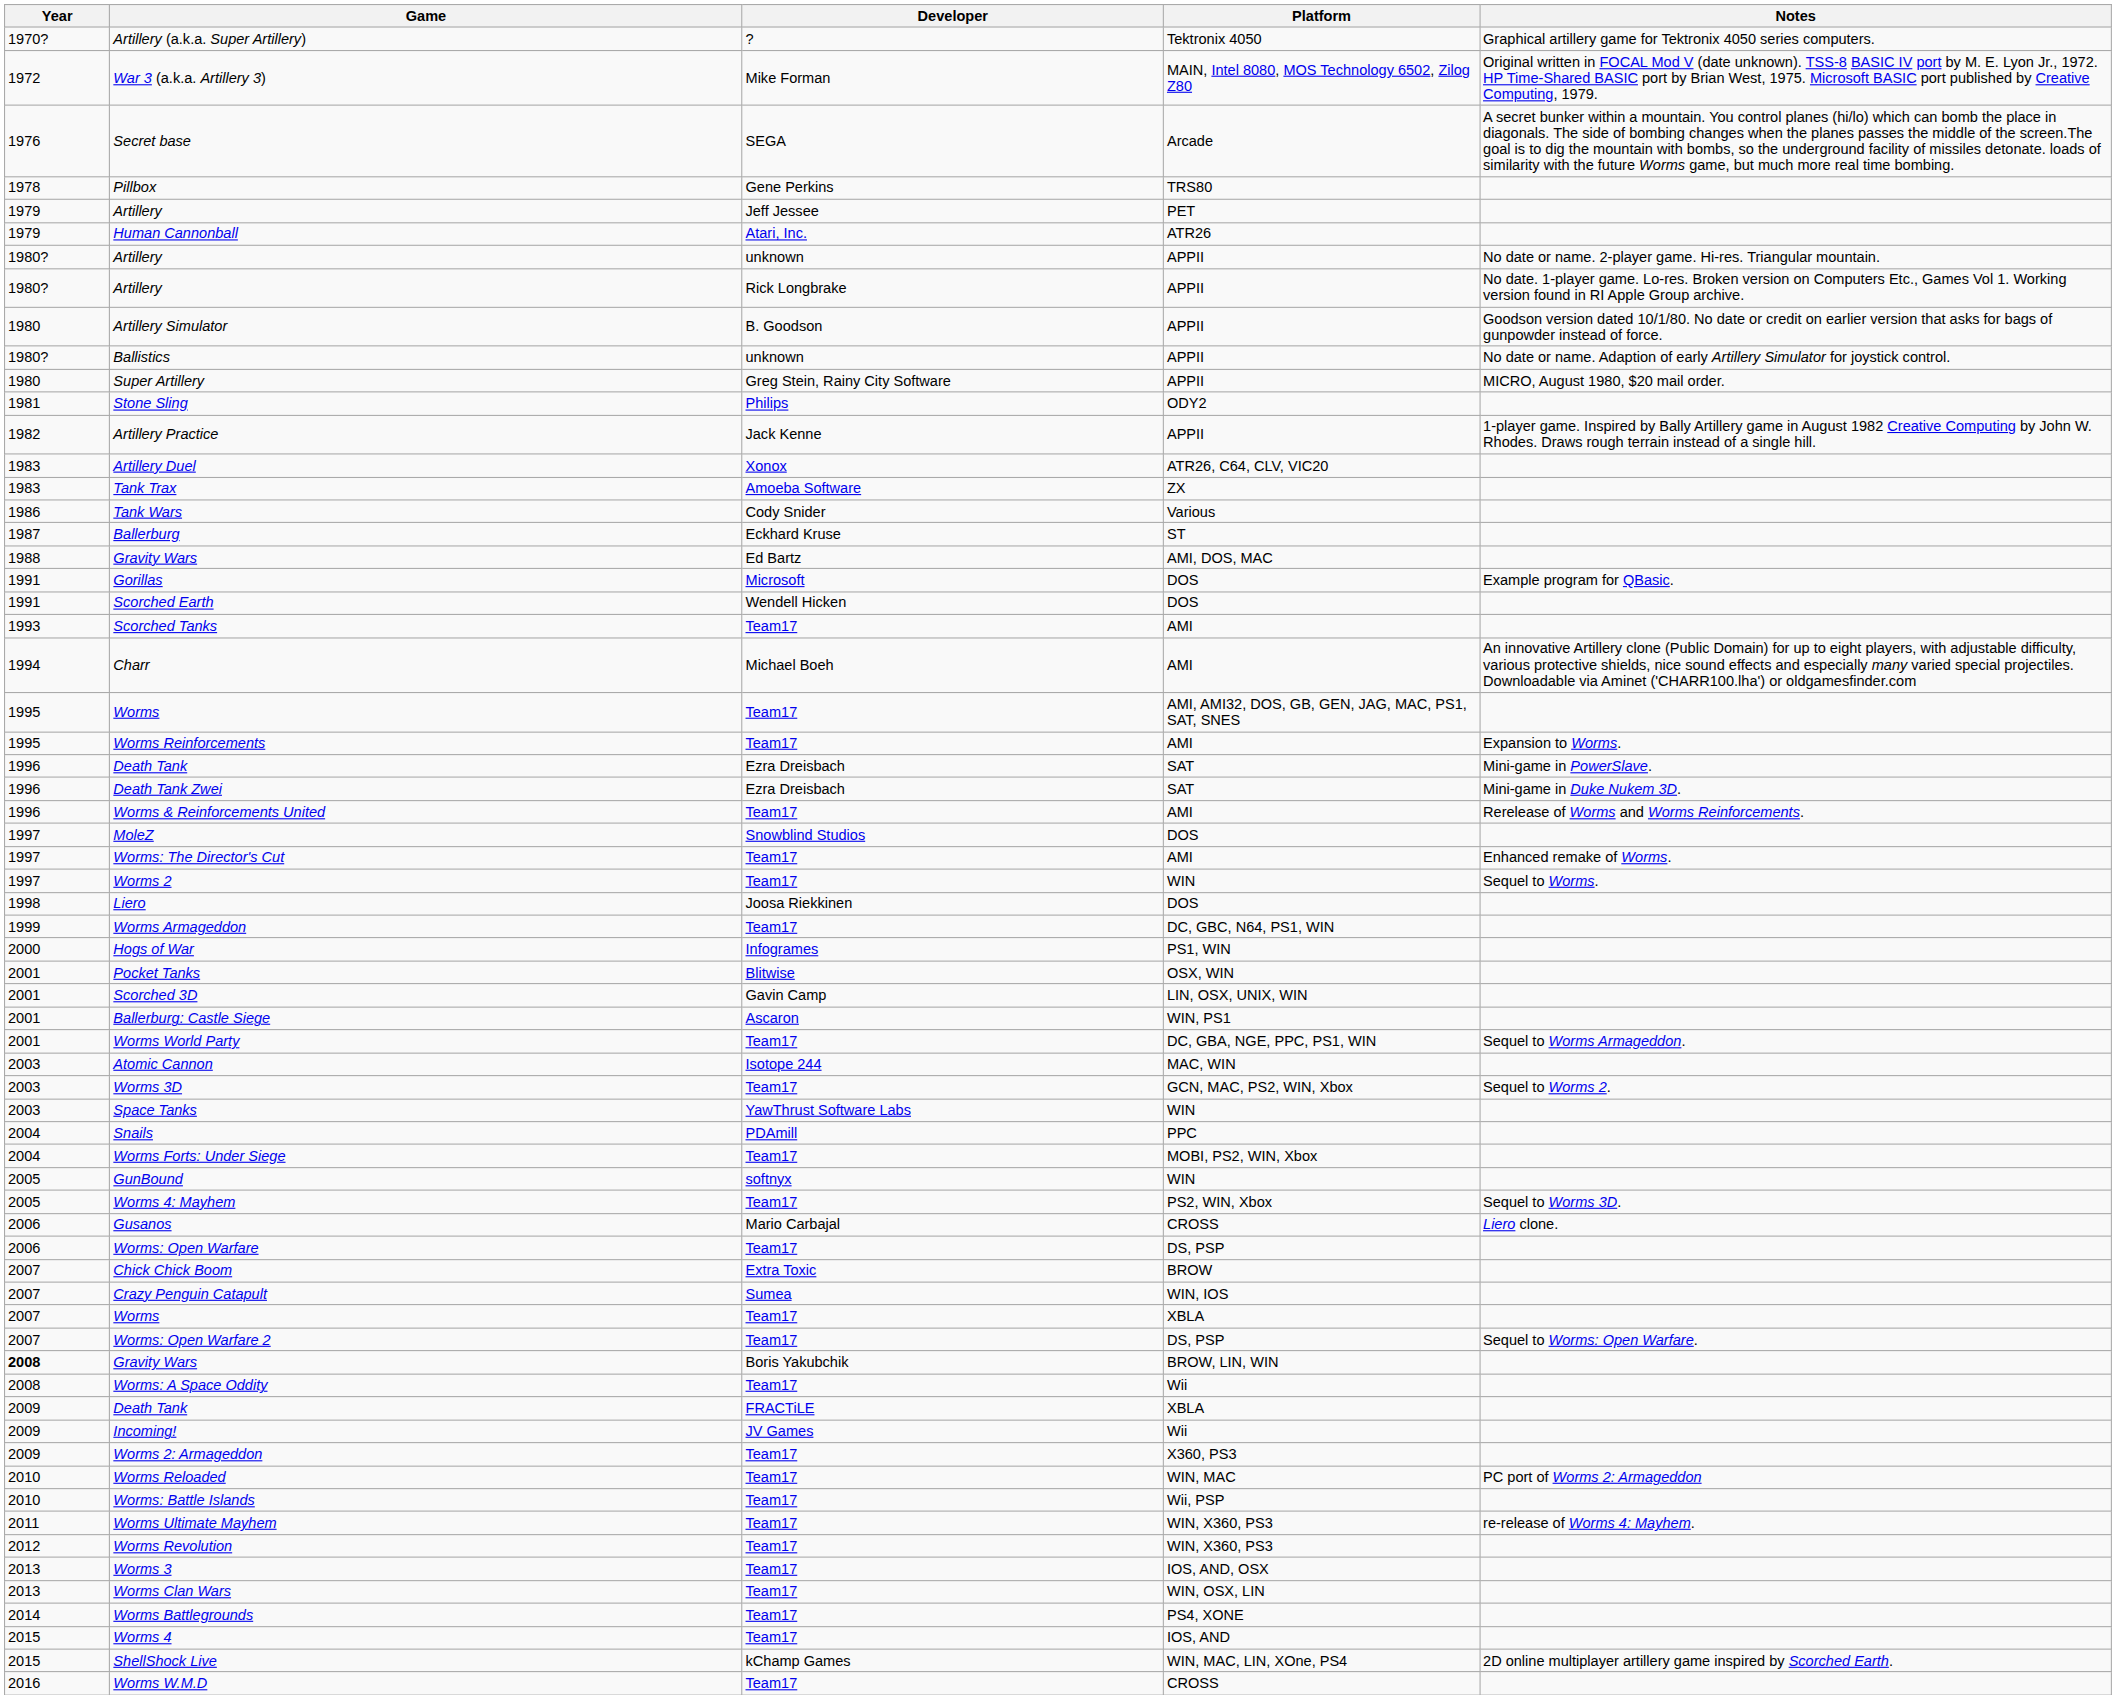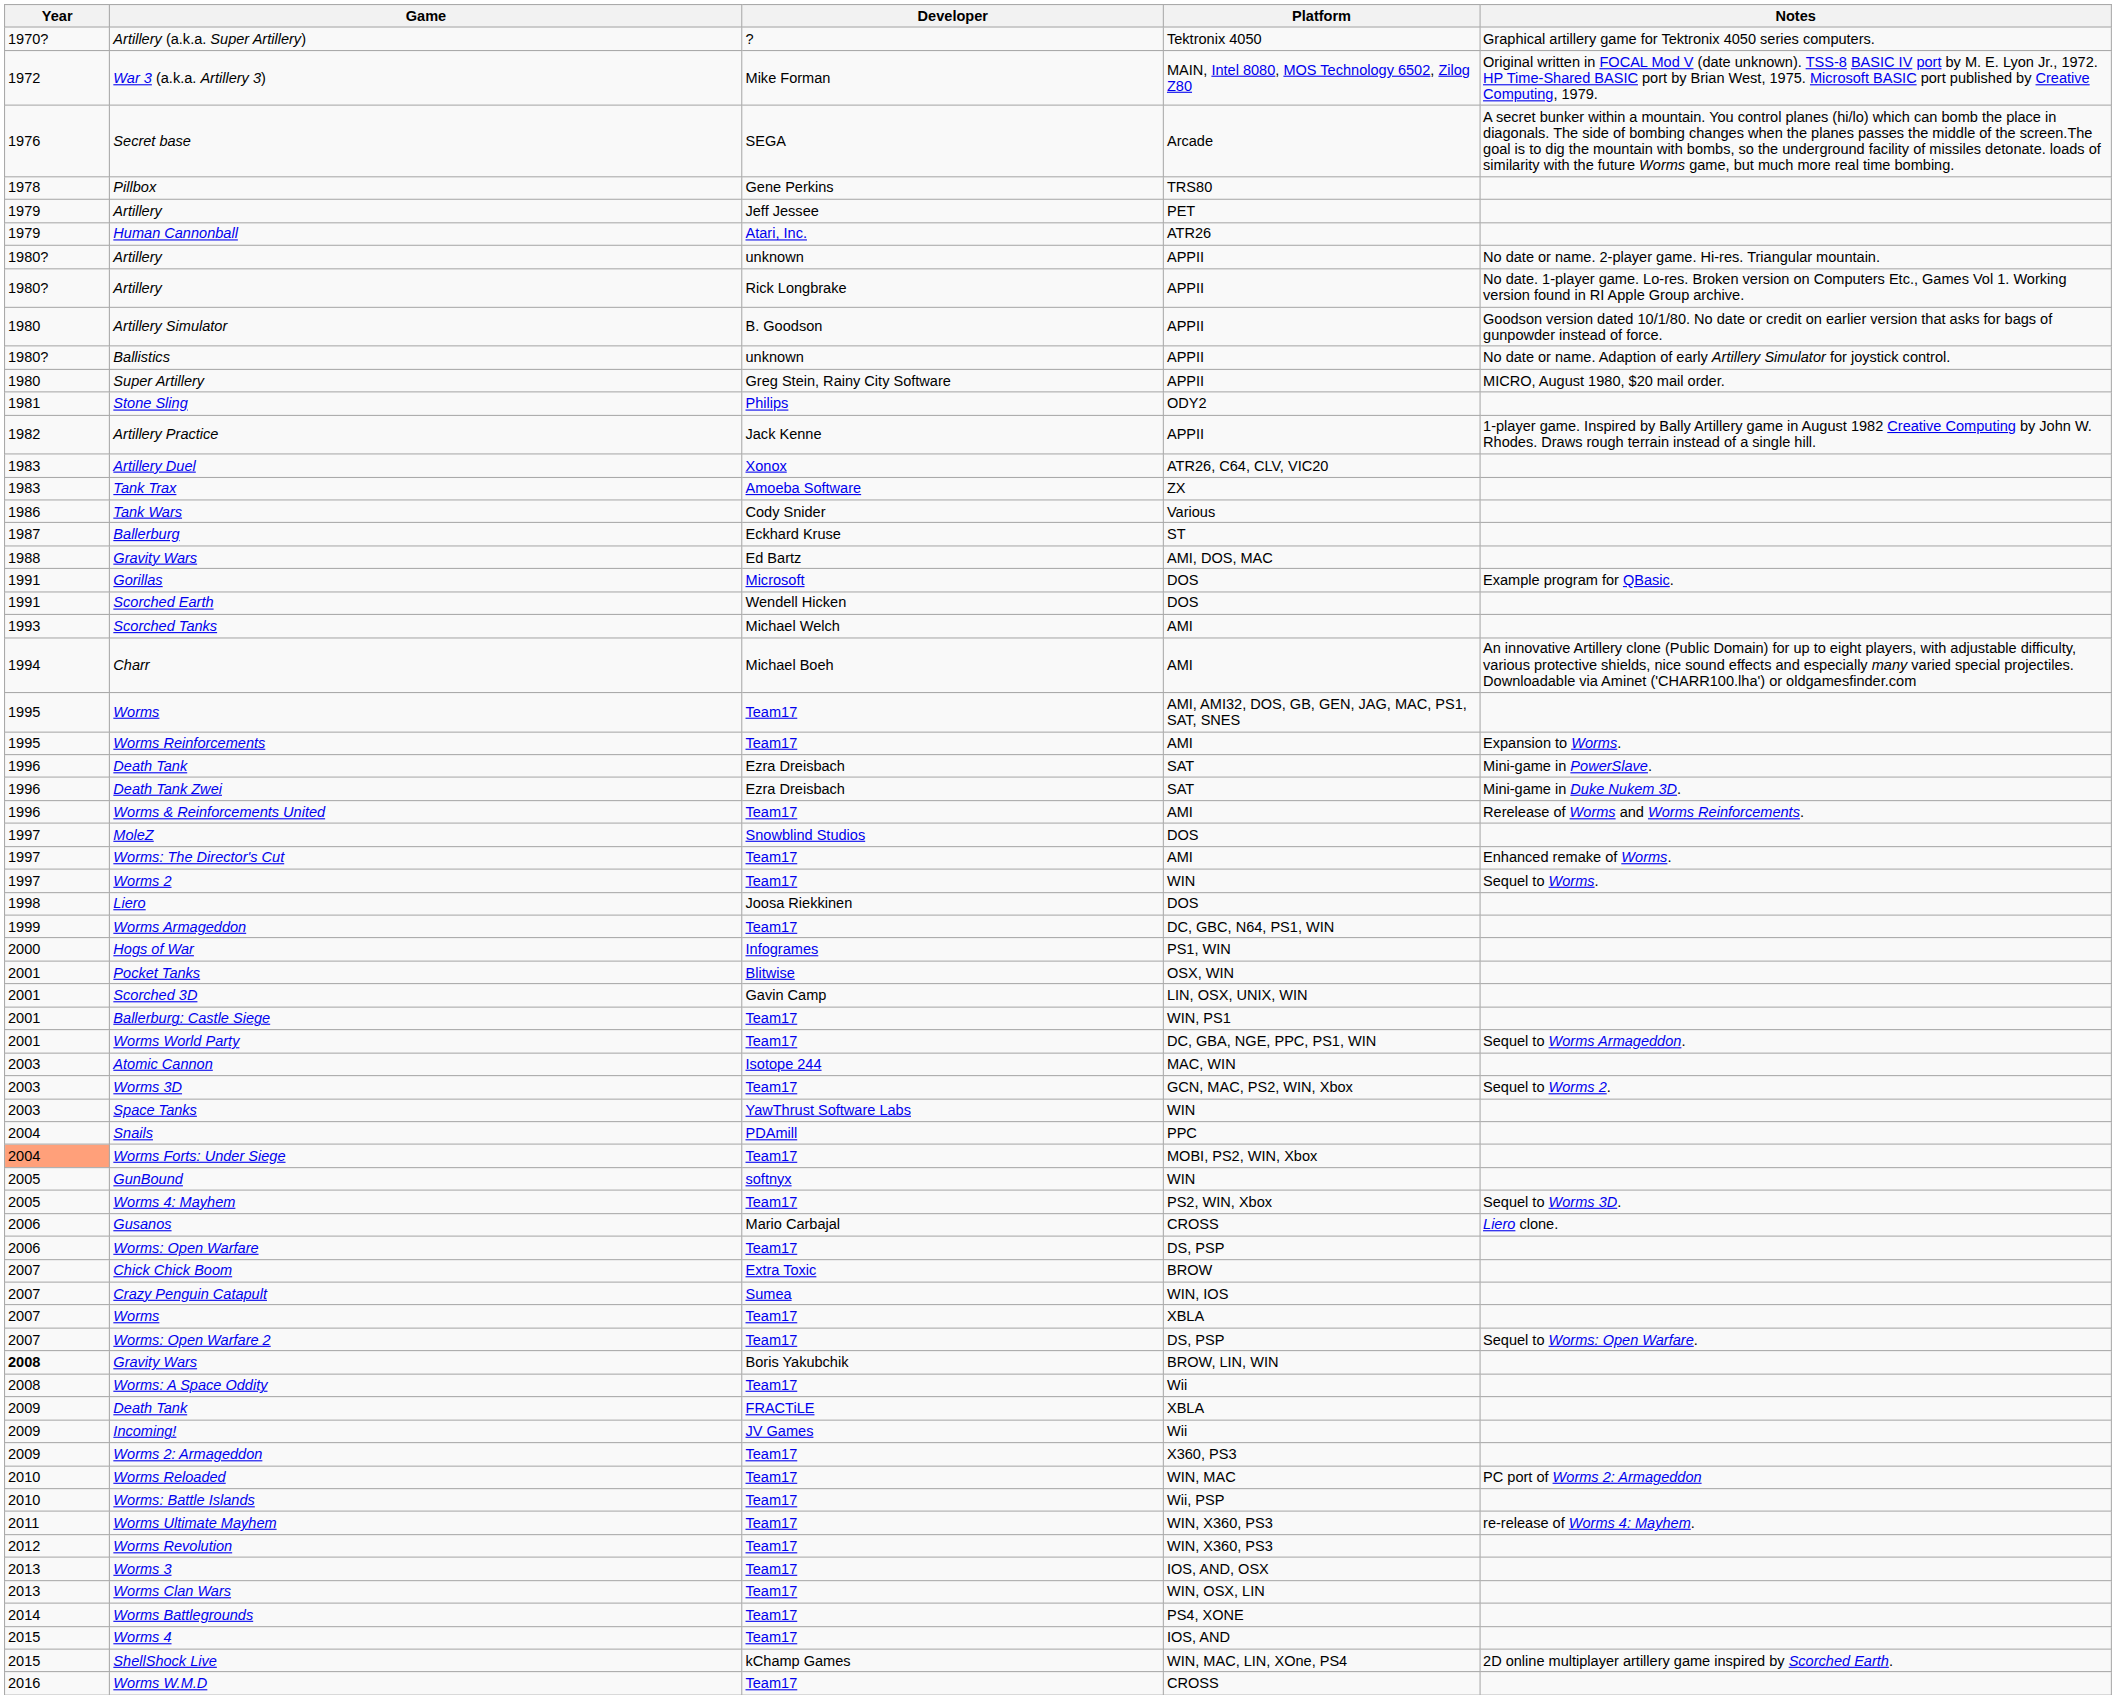(771, 626) Team17 -> (793, 626) Michael Welch
(772, 1018) Ascaron -> (771, 1018) Team17
(24, 1156) no background -> (24, 1156) lightsalmon background
